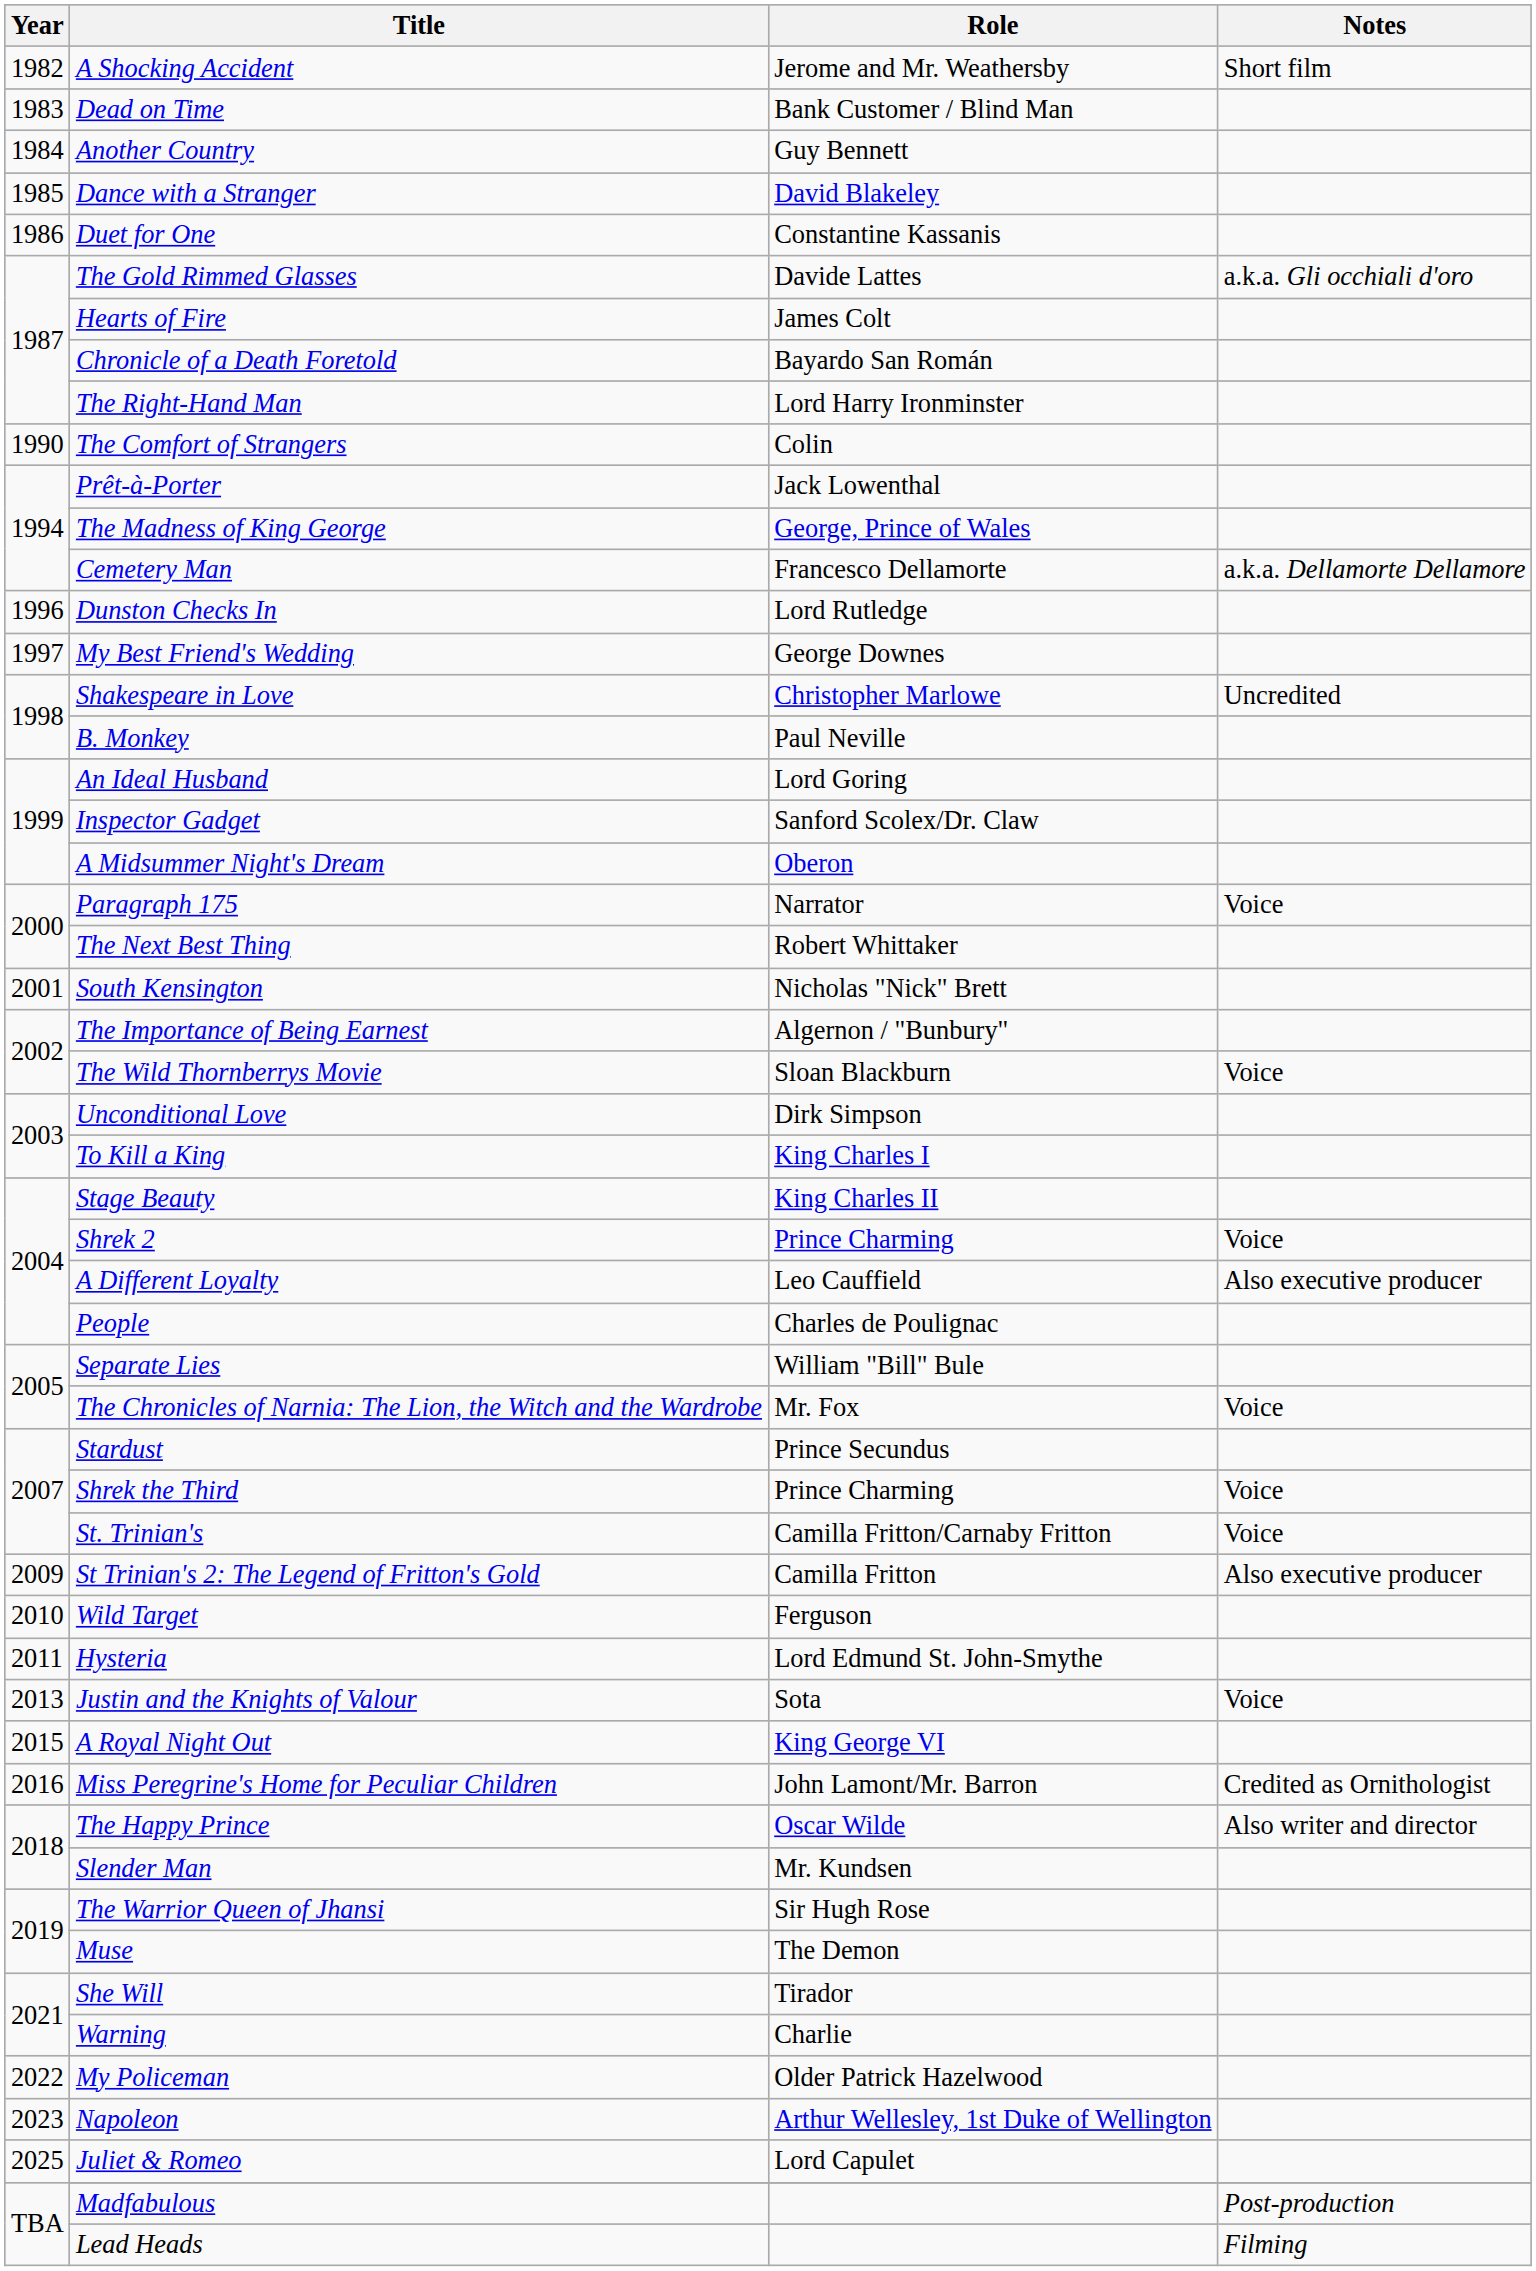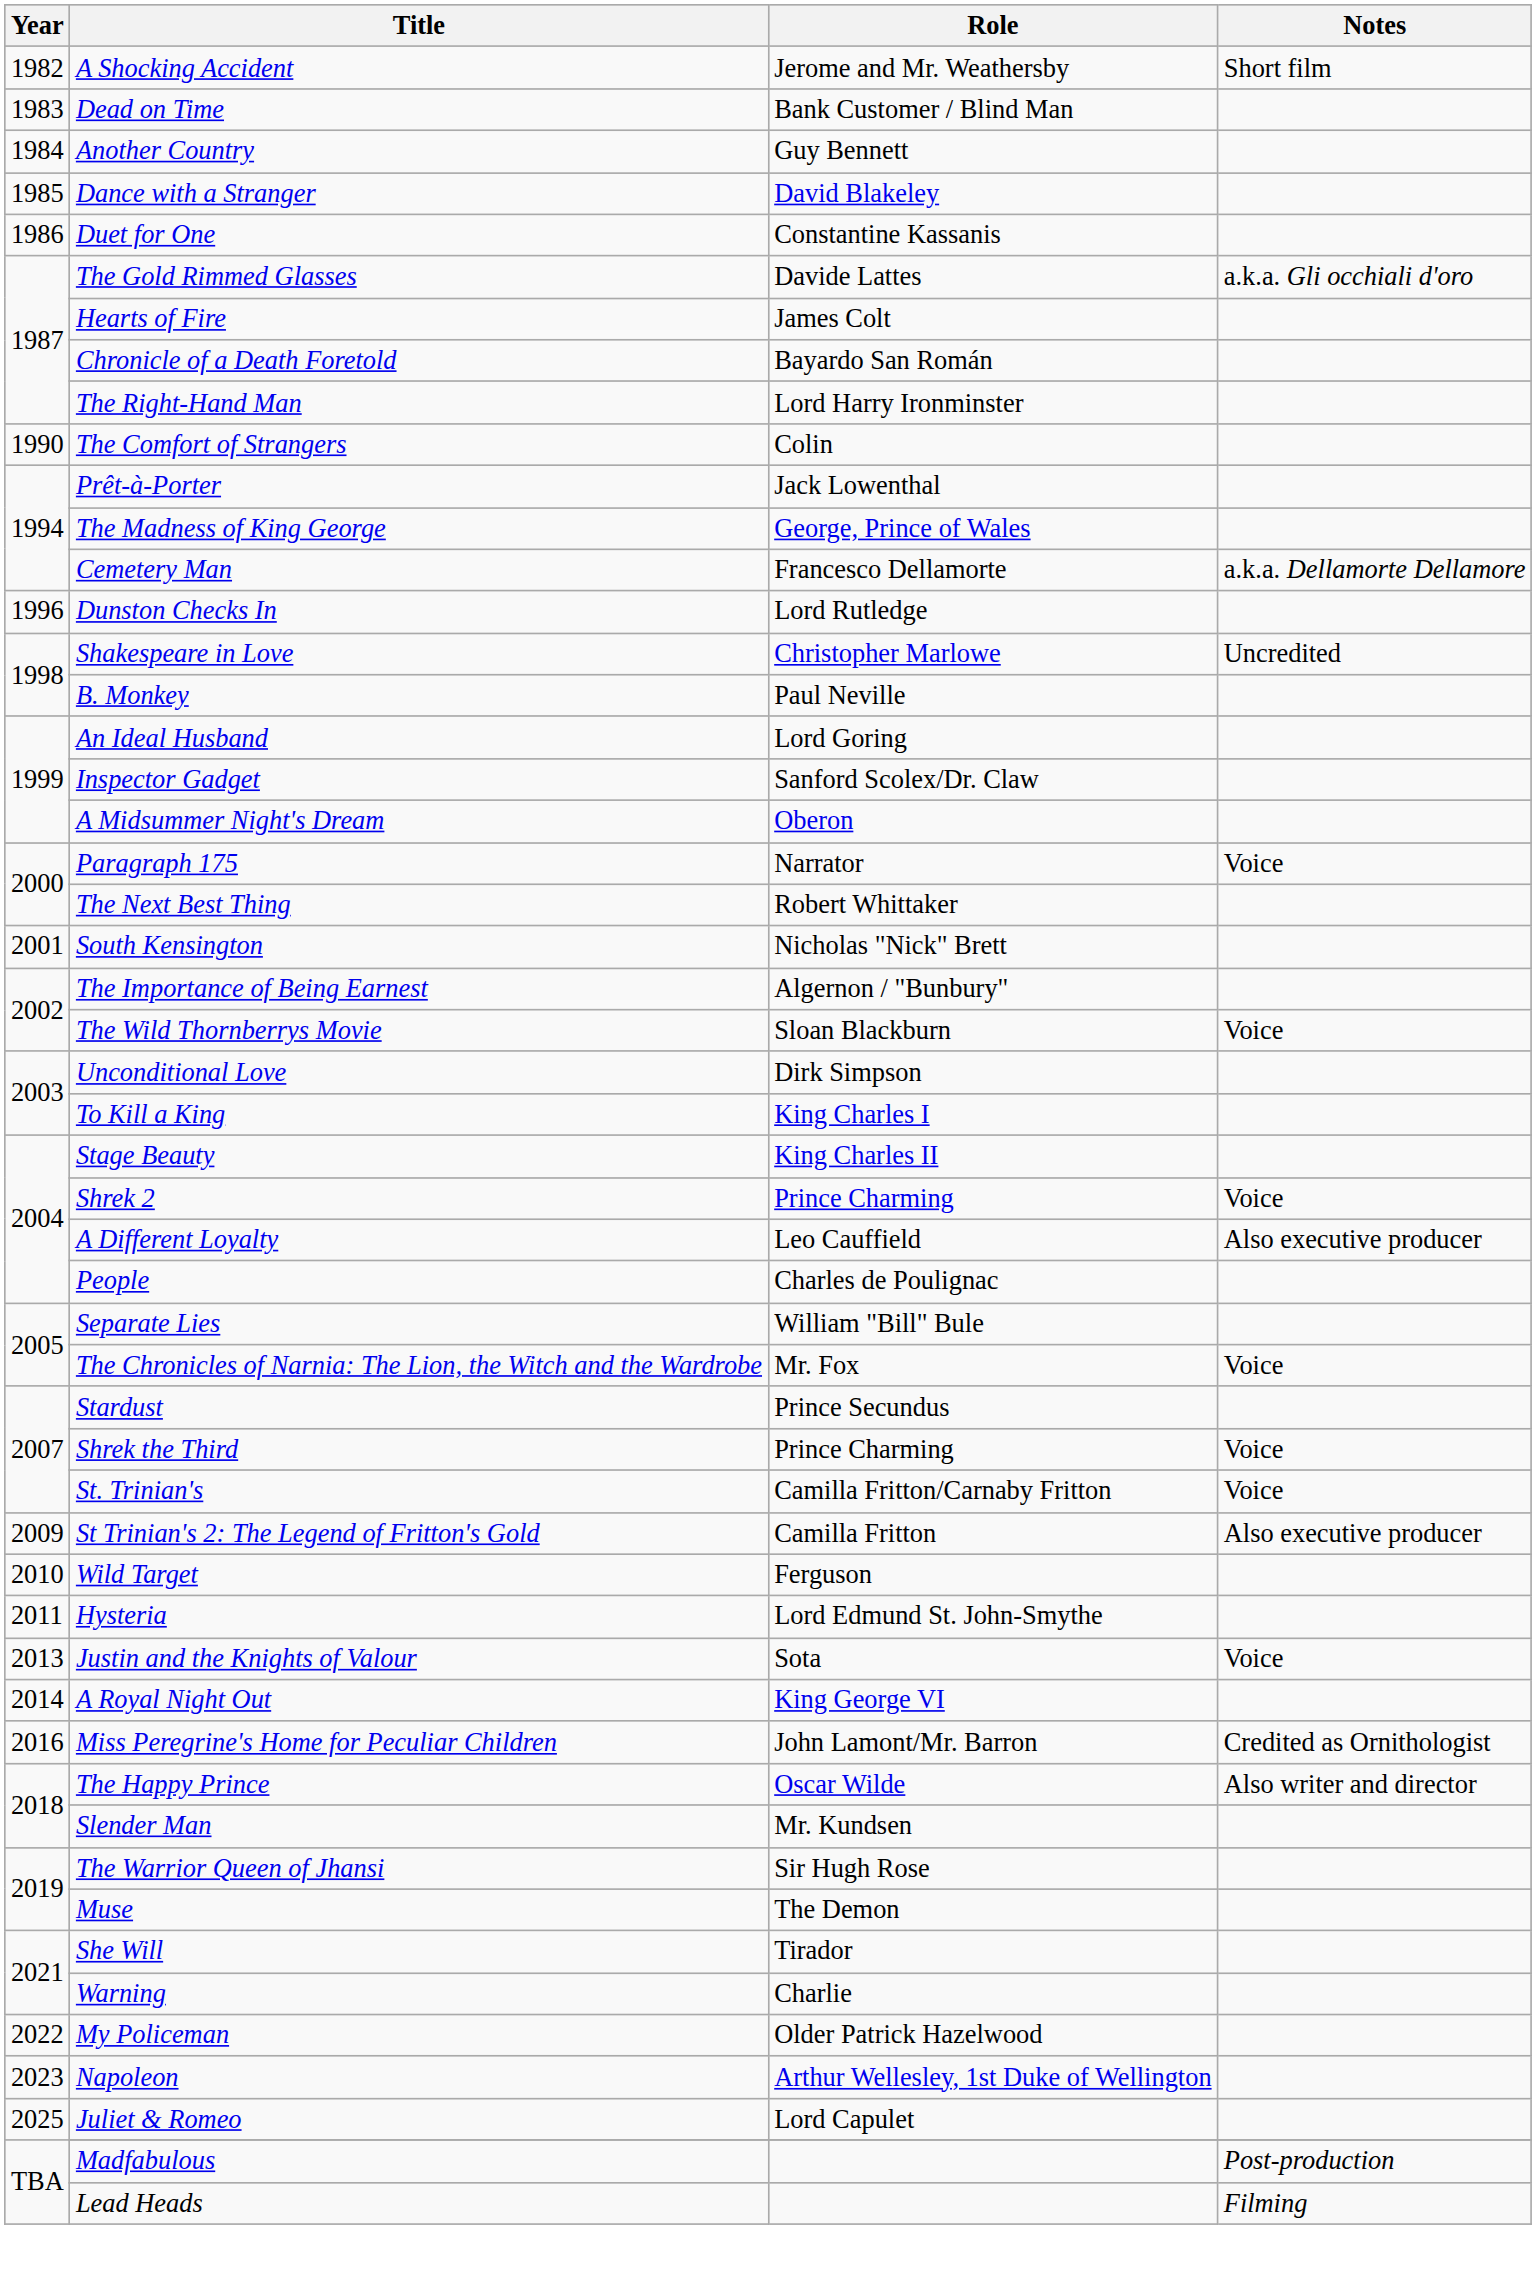- row: (215, 653)
(37, 1742) 2015 -> (37, 1700) 2014
